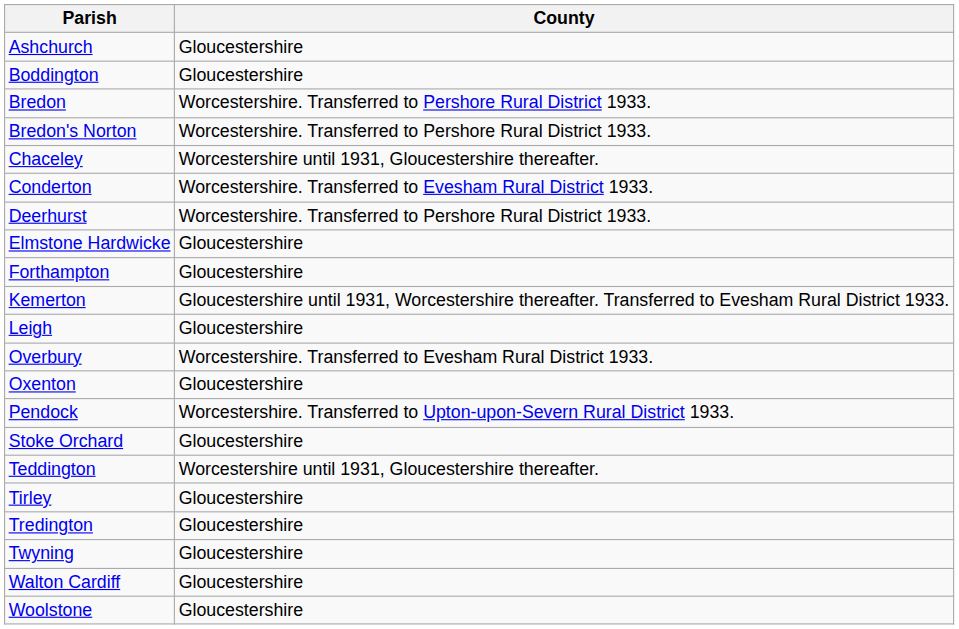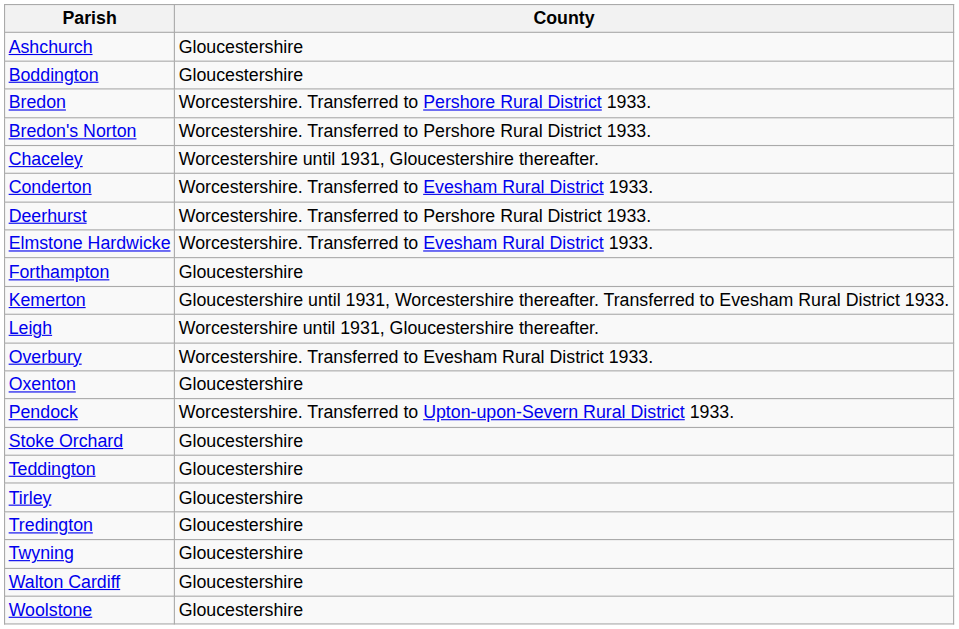(241, 243) Gloucestershire -> (416, 243) Worcestershire. Transferred to Evesham Rural District 1933.
(241, 328) Gloucestershire -> (389, 328) Worcestershire until 1931, Gloucestershire thereafter.
(389, 469) Worcestershire until 1931, Gloucestershire thereafter. -> (241, 469) Gloucestershire
